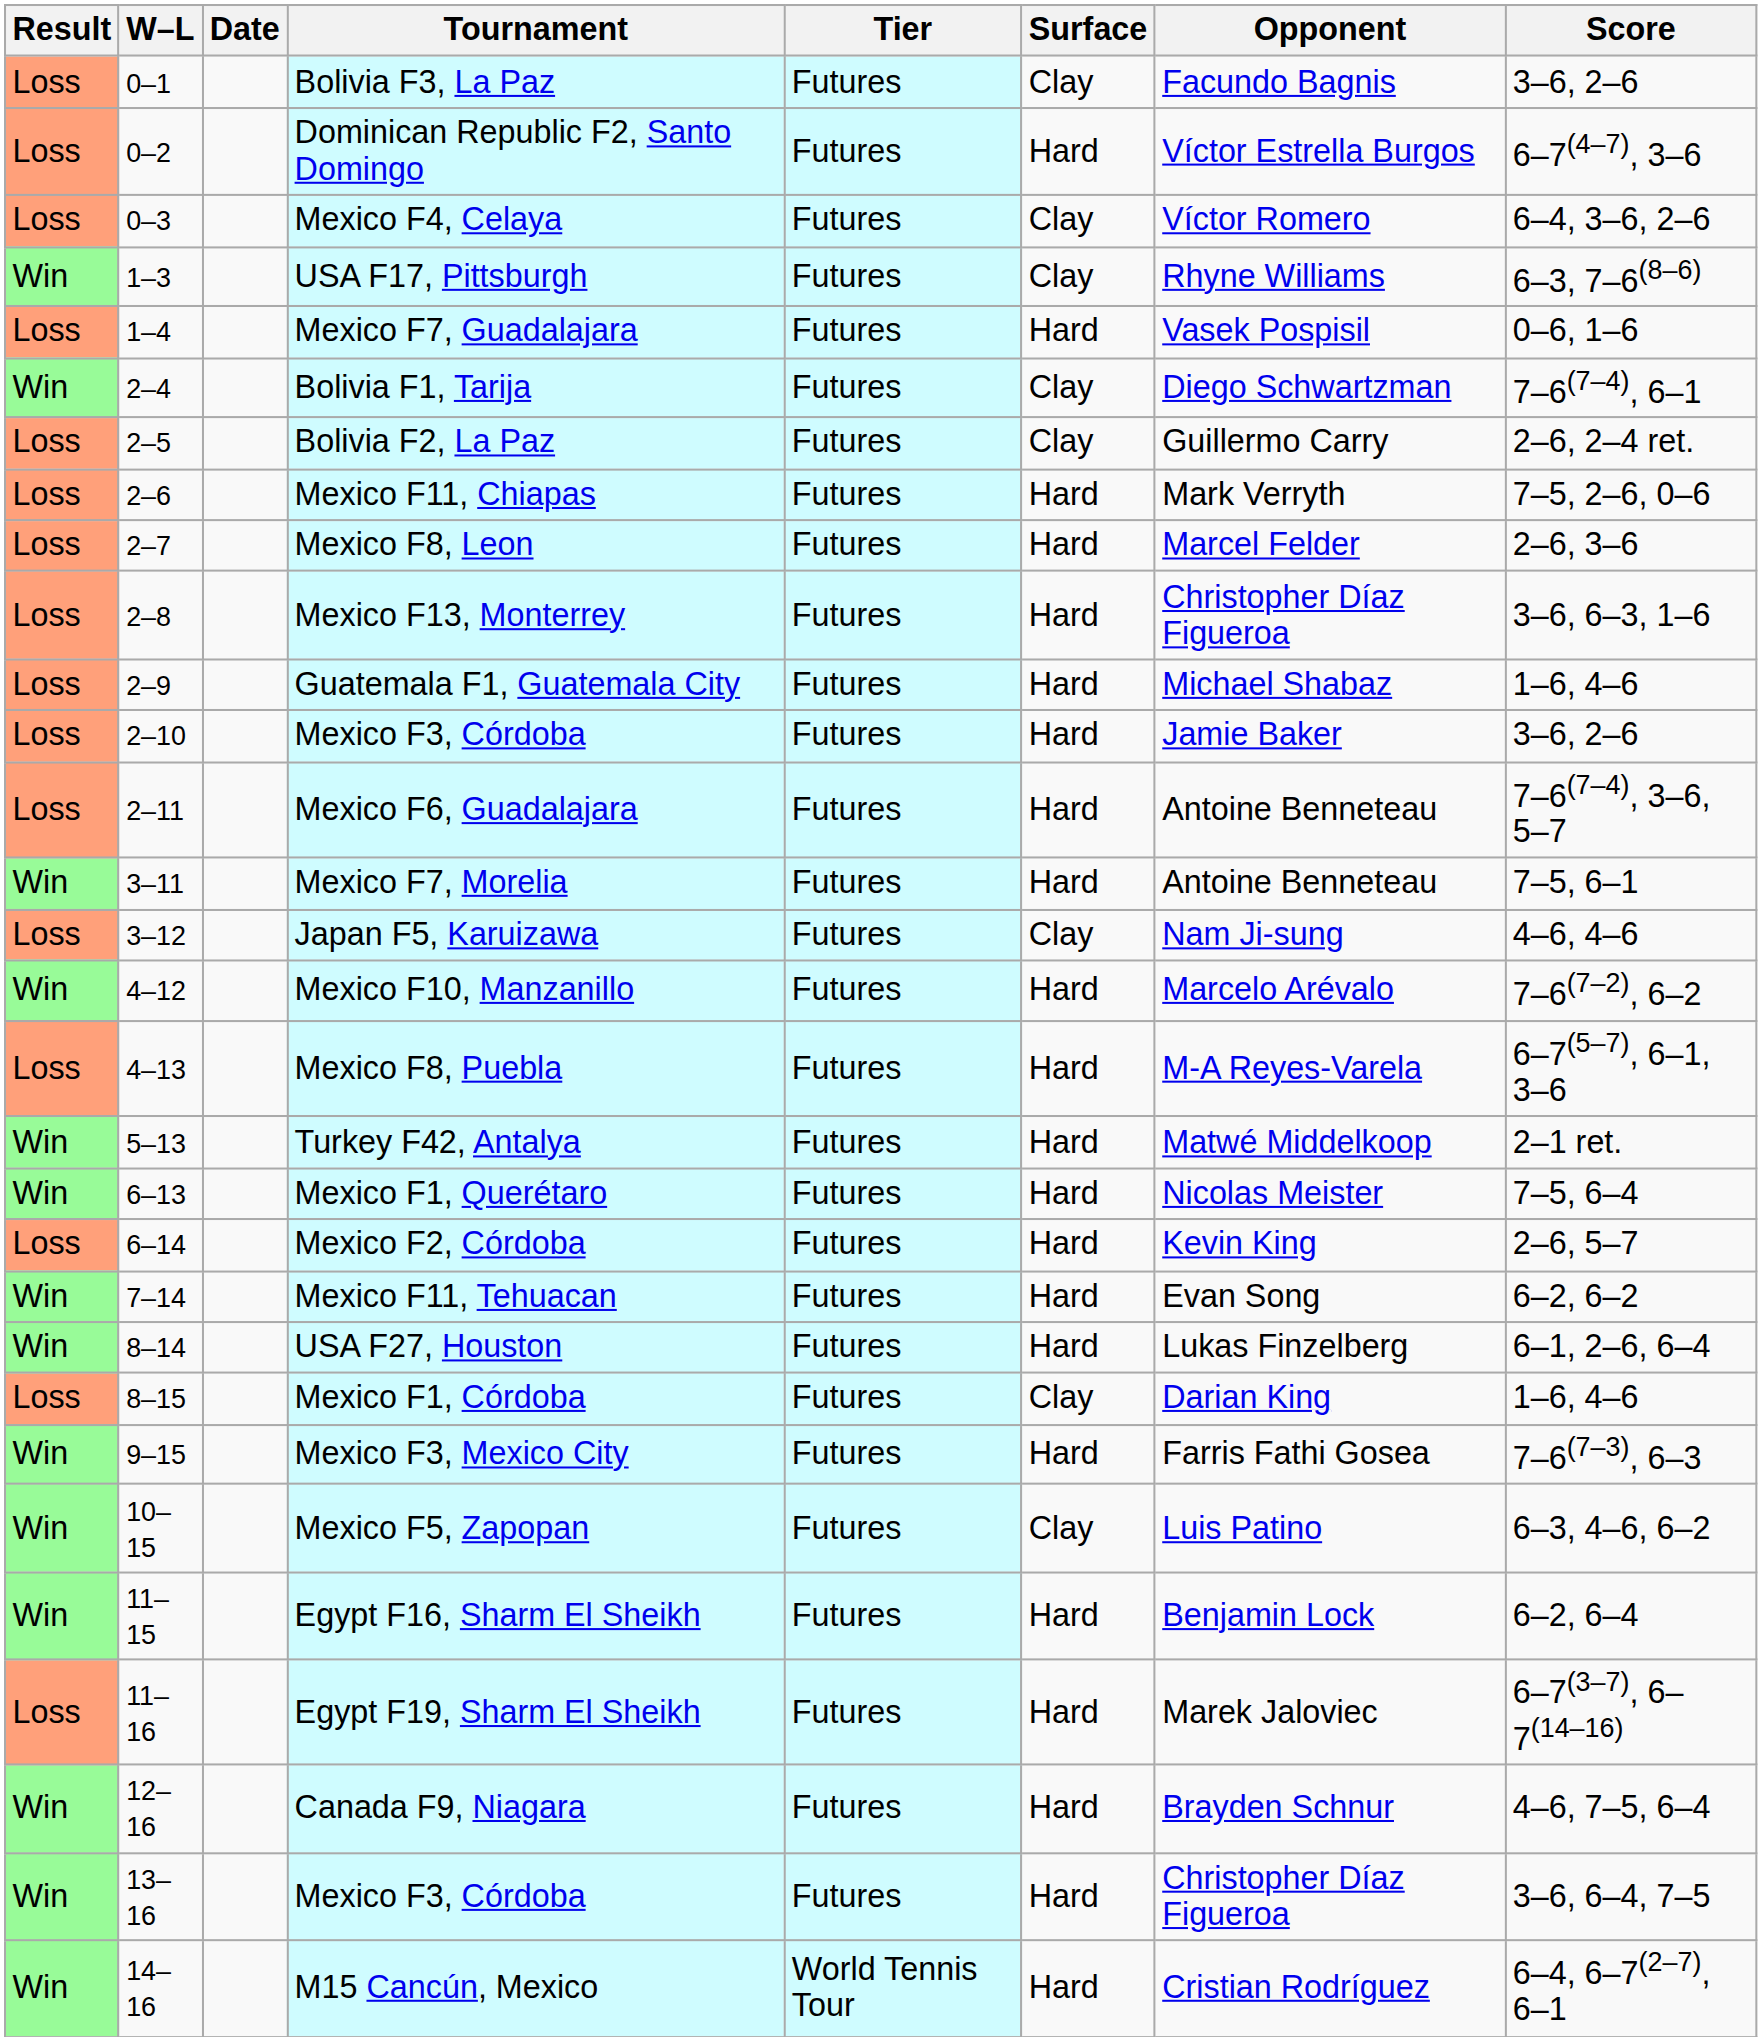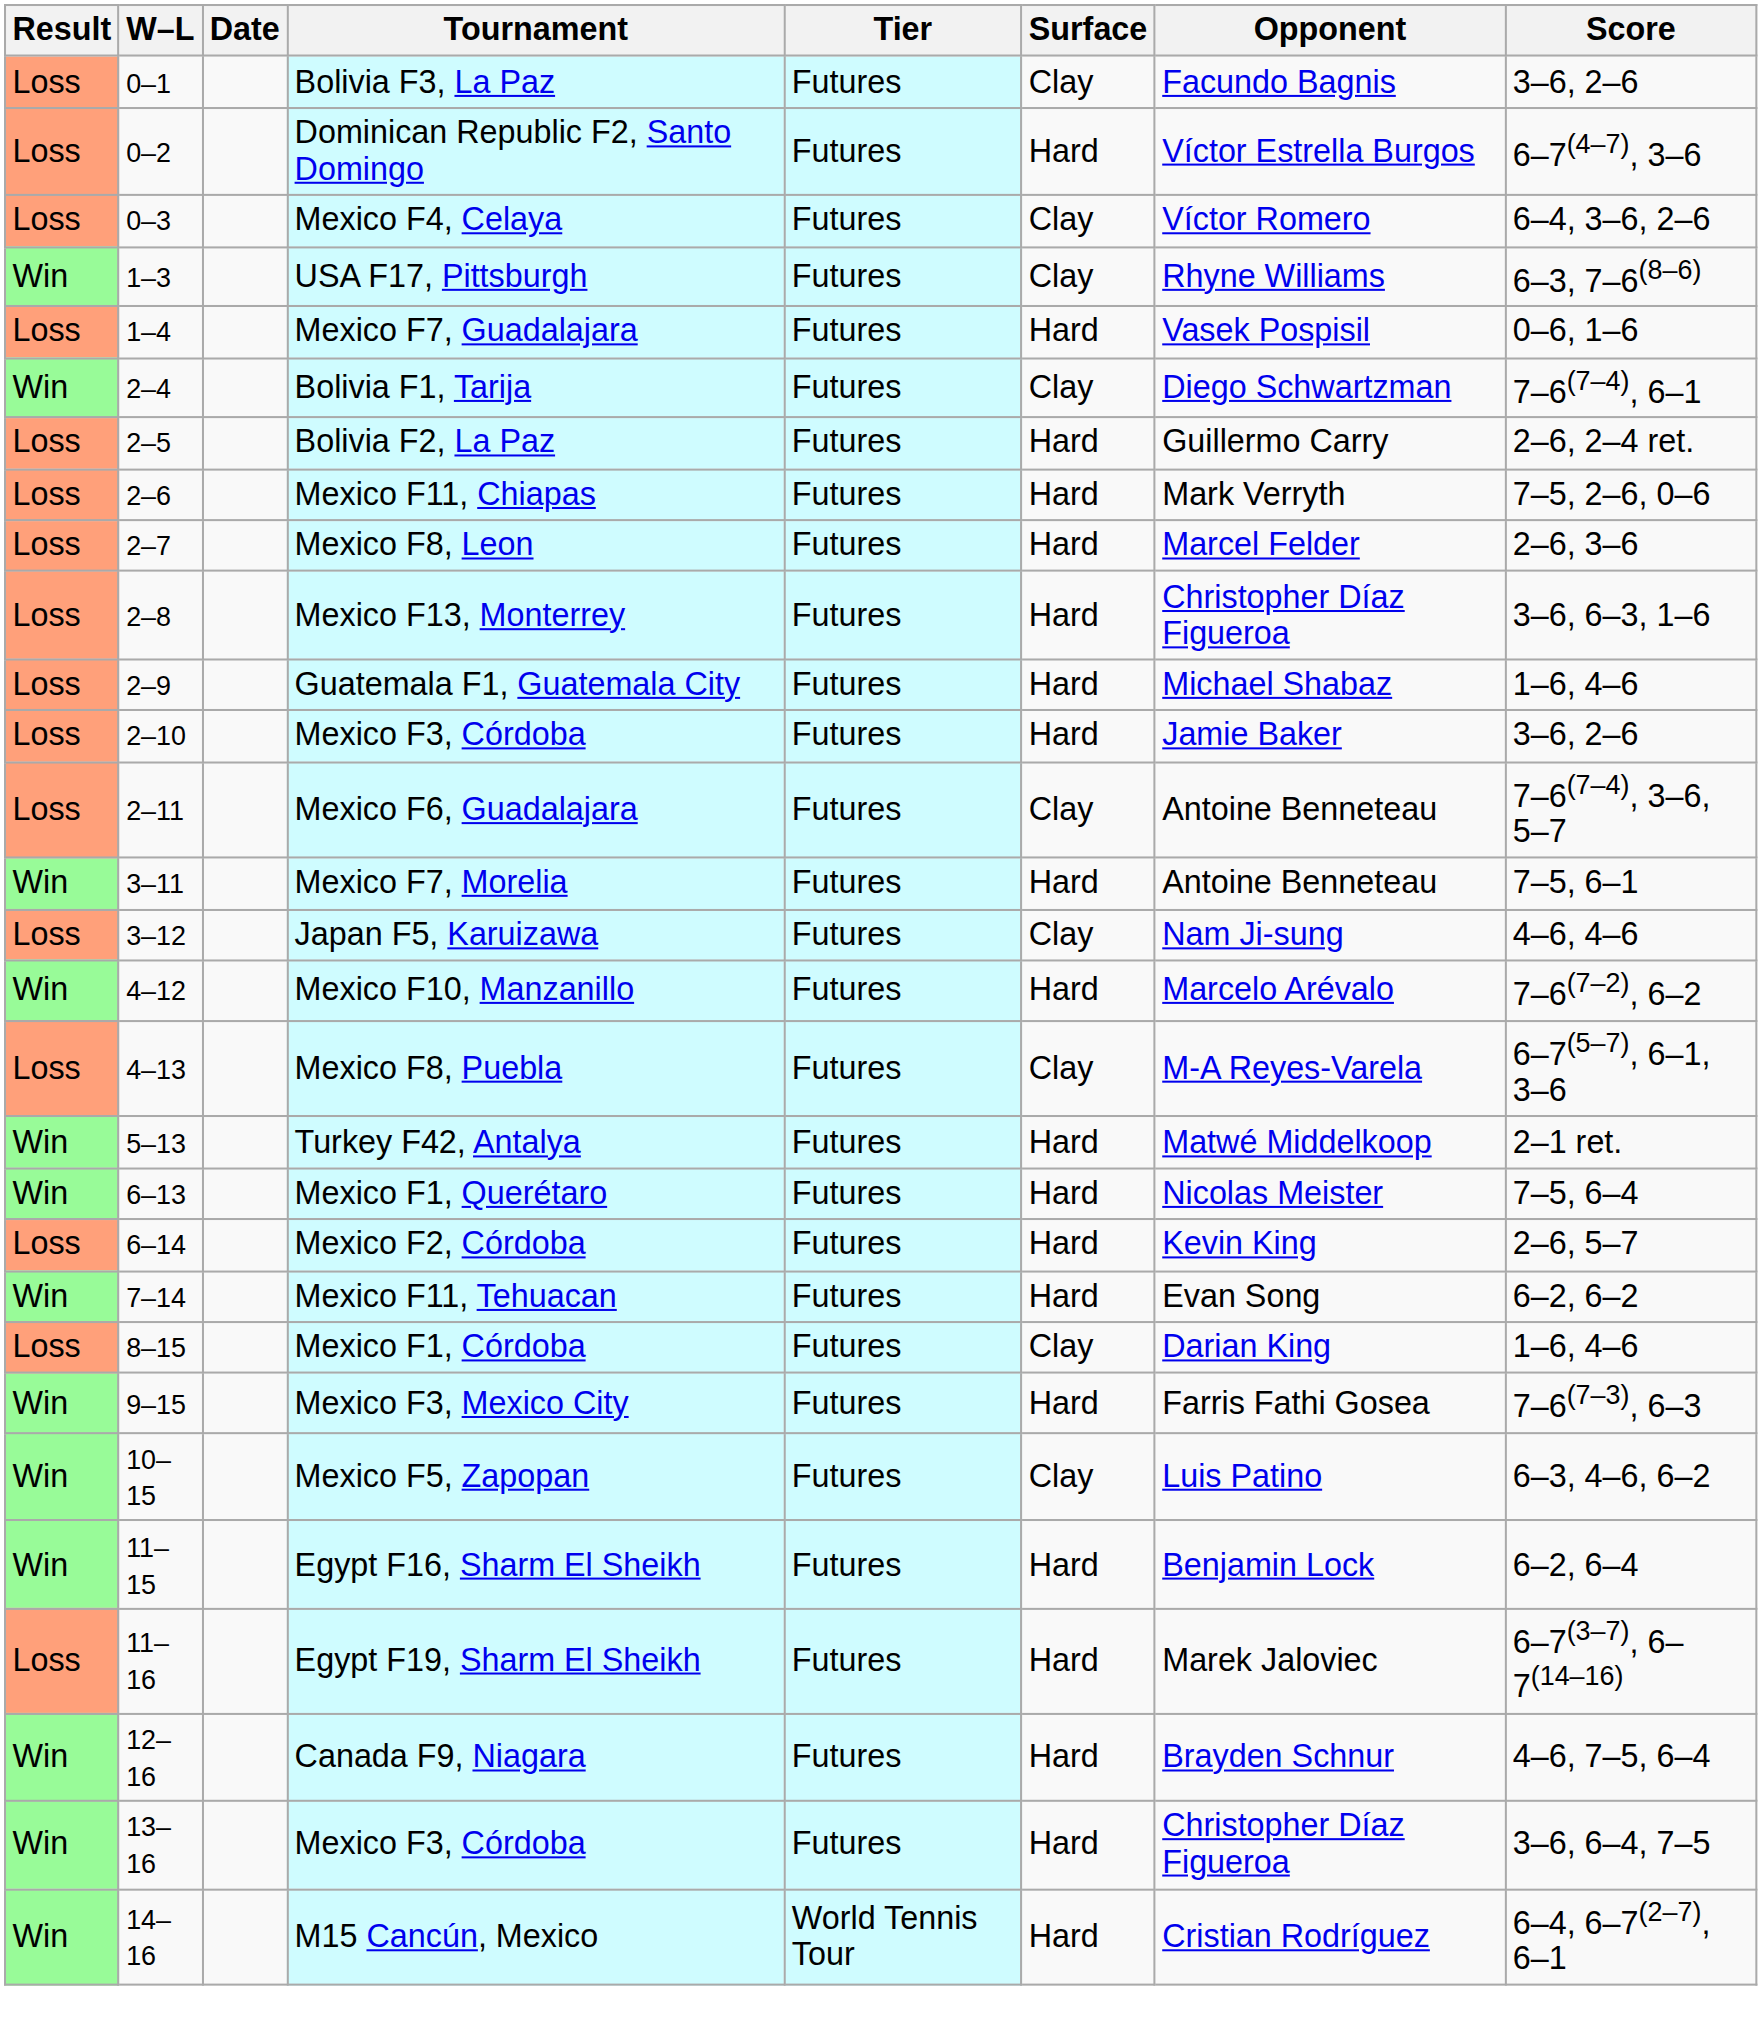(1061, 442) Clay -> (1064, 442) Hard
(1064, 809) Hard -> (1061, 809) Clay
(1064, 1068) Hard -> (1061, 1068) Clay
- row: (156, 1348)
